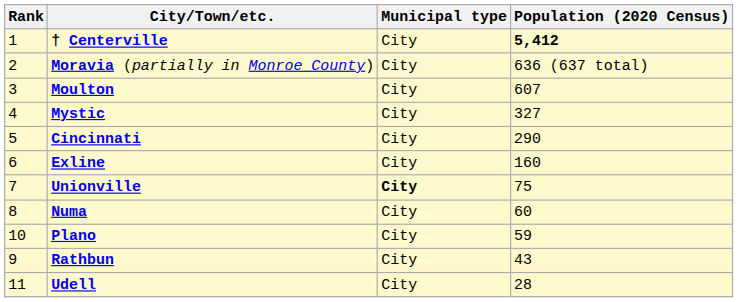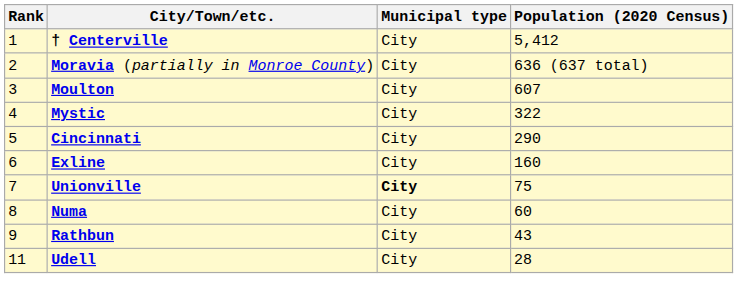(536, 41) bold -> (536, 41) normal
(527, 114) 327 -> (527, 114) 322
- row: (74, 236)
